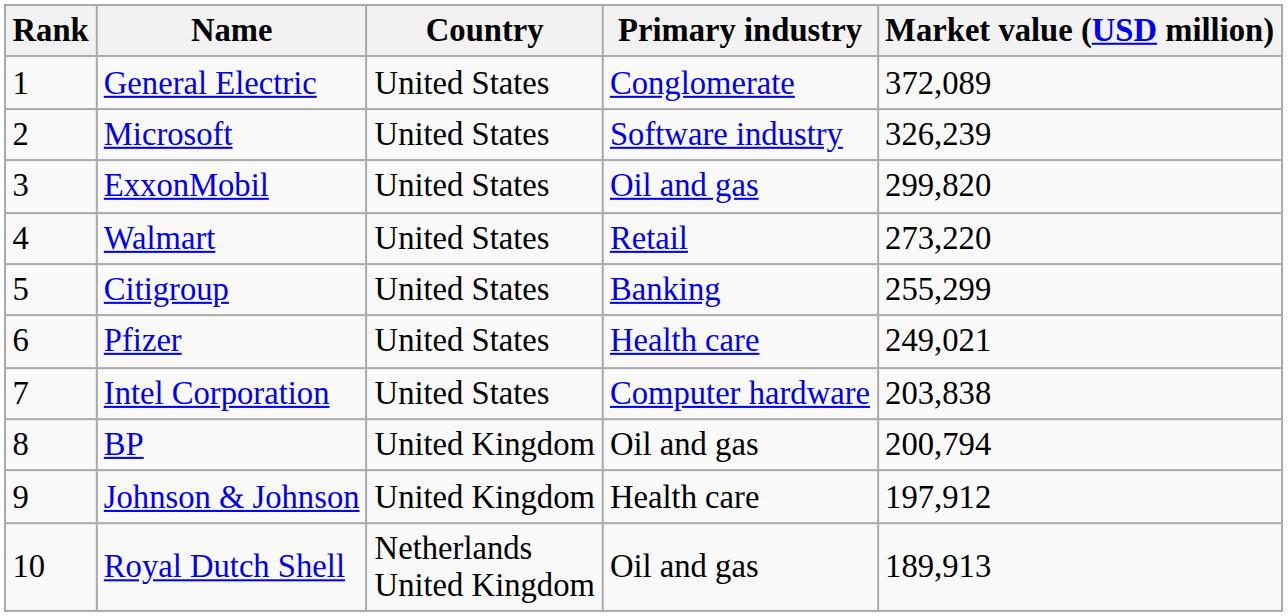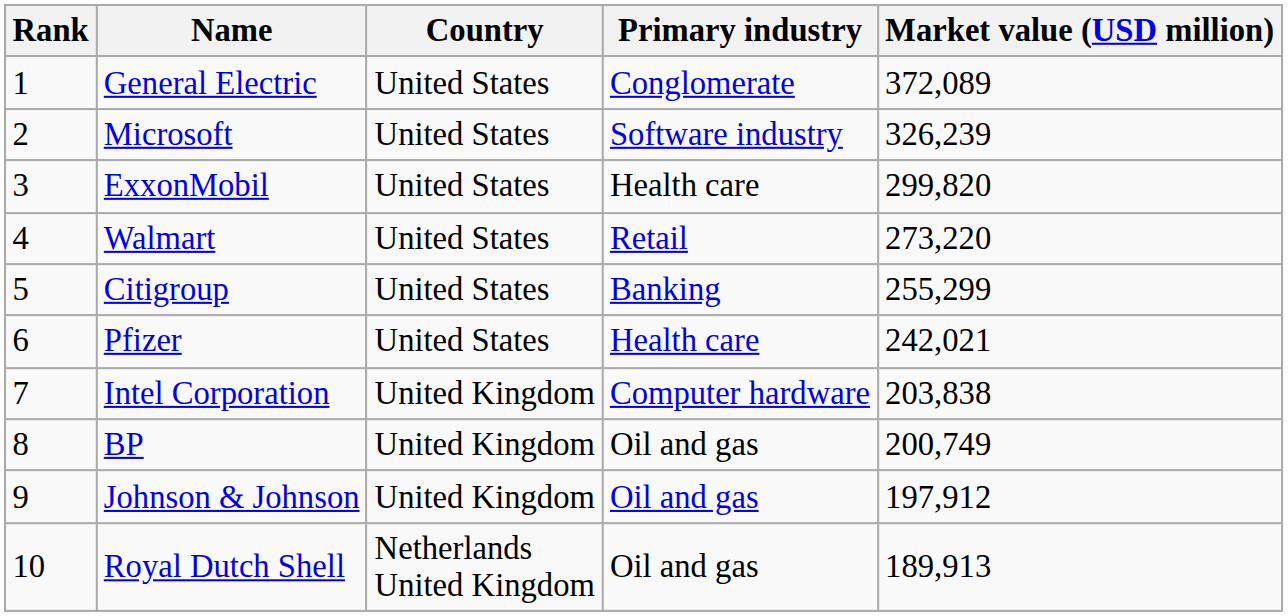(684, 185) Oil and gas -> (685, 185) Health care
(938, 340) 249,021 -> (938, 340) 242,021
(462, 392) United States -> (485, 392) United Kingdom
(938, 444) 200,794 -> (938, 444) 200,749
(685, 496) Health care -> (684, 496) Oil and gas
